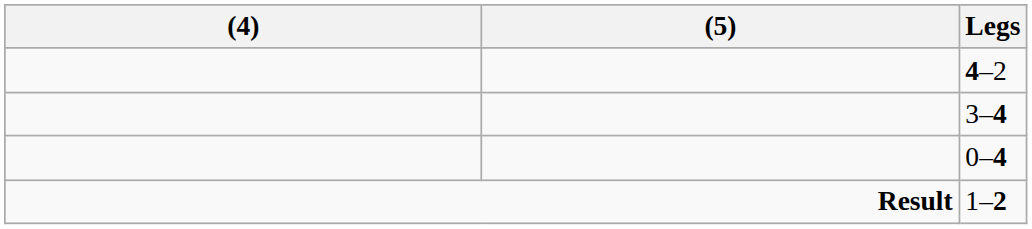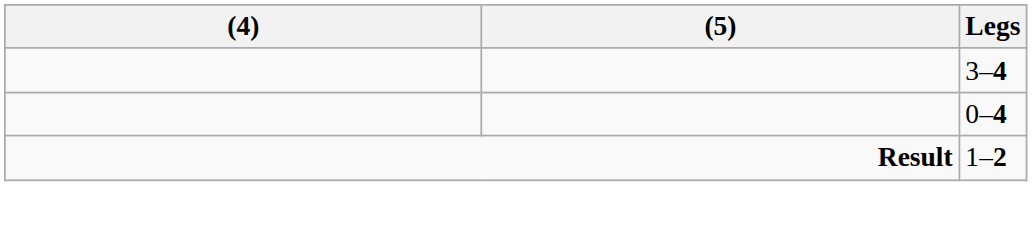- row: (986, 69)
